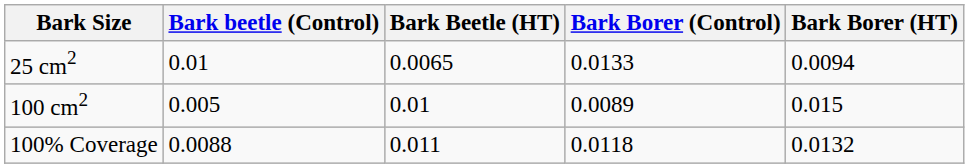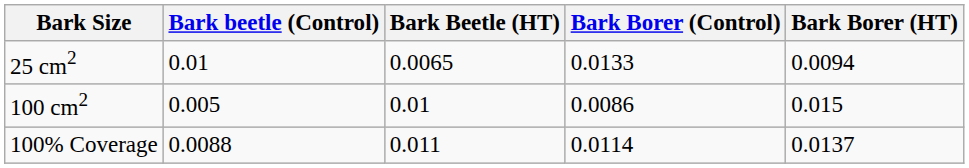(602, 105) 0.0089 -> (602, 105) 0.0086
(602, 144) 0.0118 -> (602, 144) 0.0114
(823, 144) 0.0132 -> (823, 144) 0.0137
